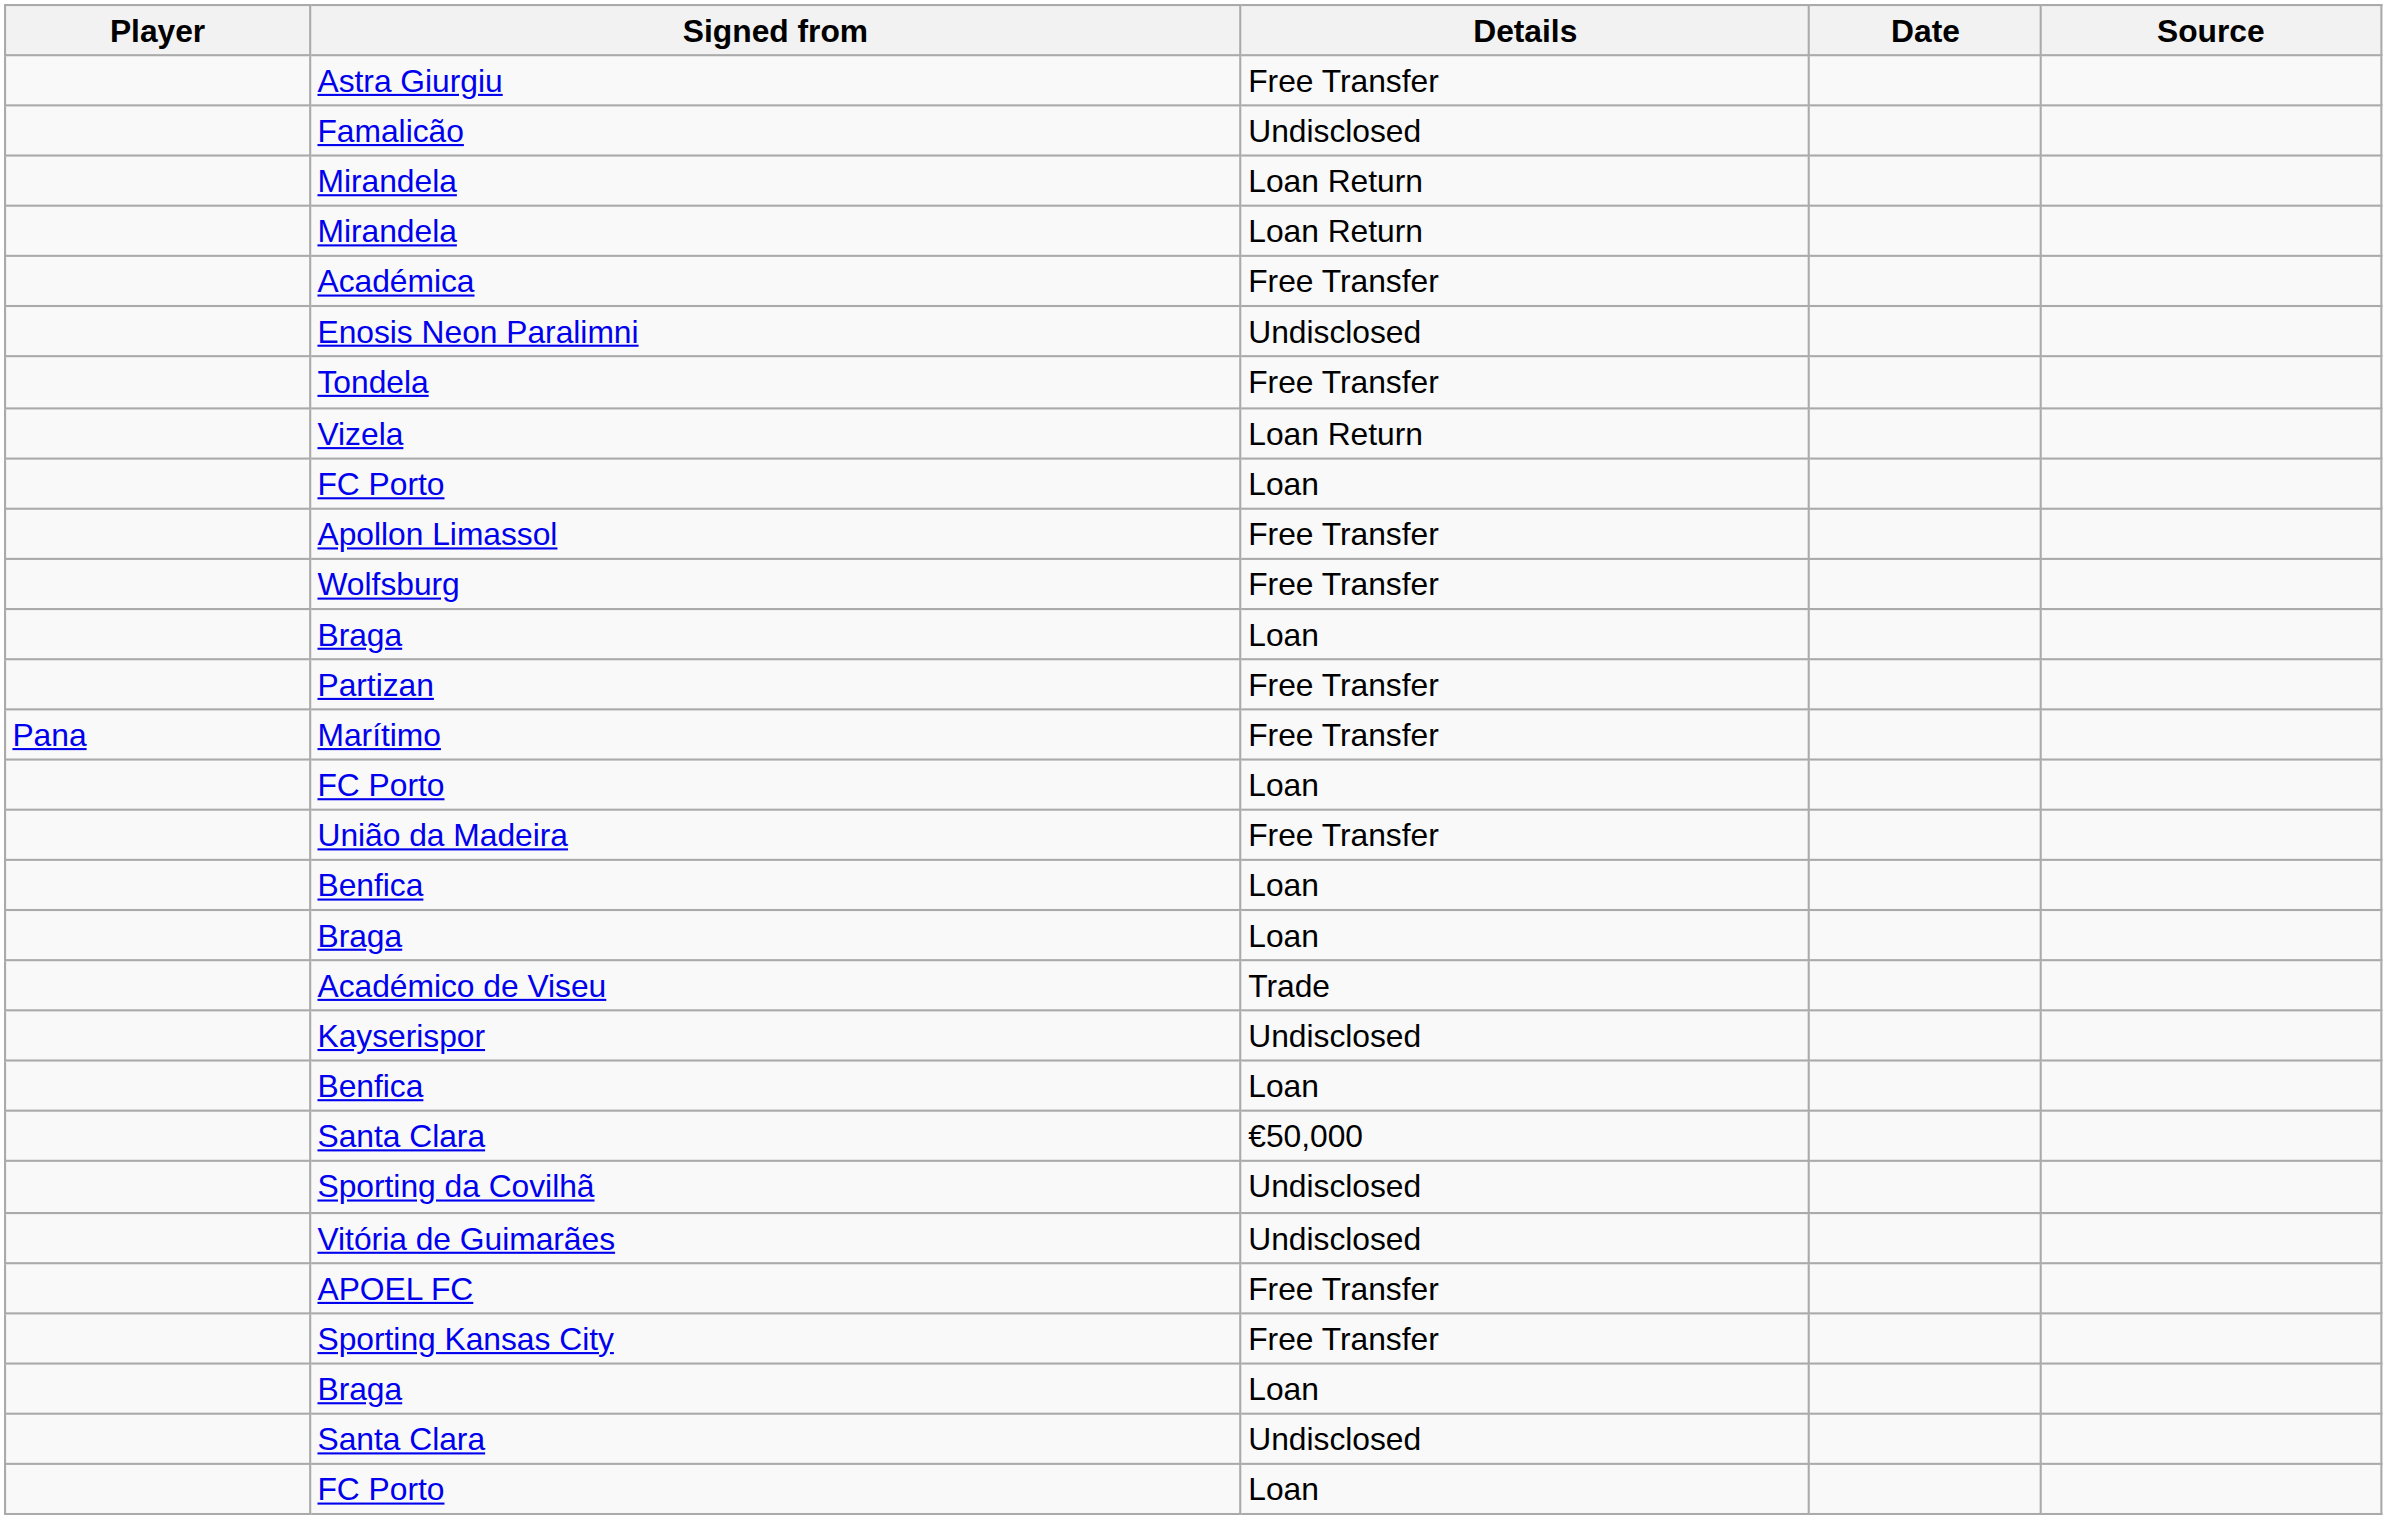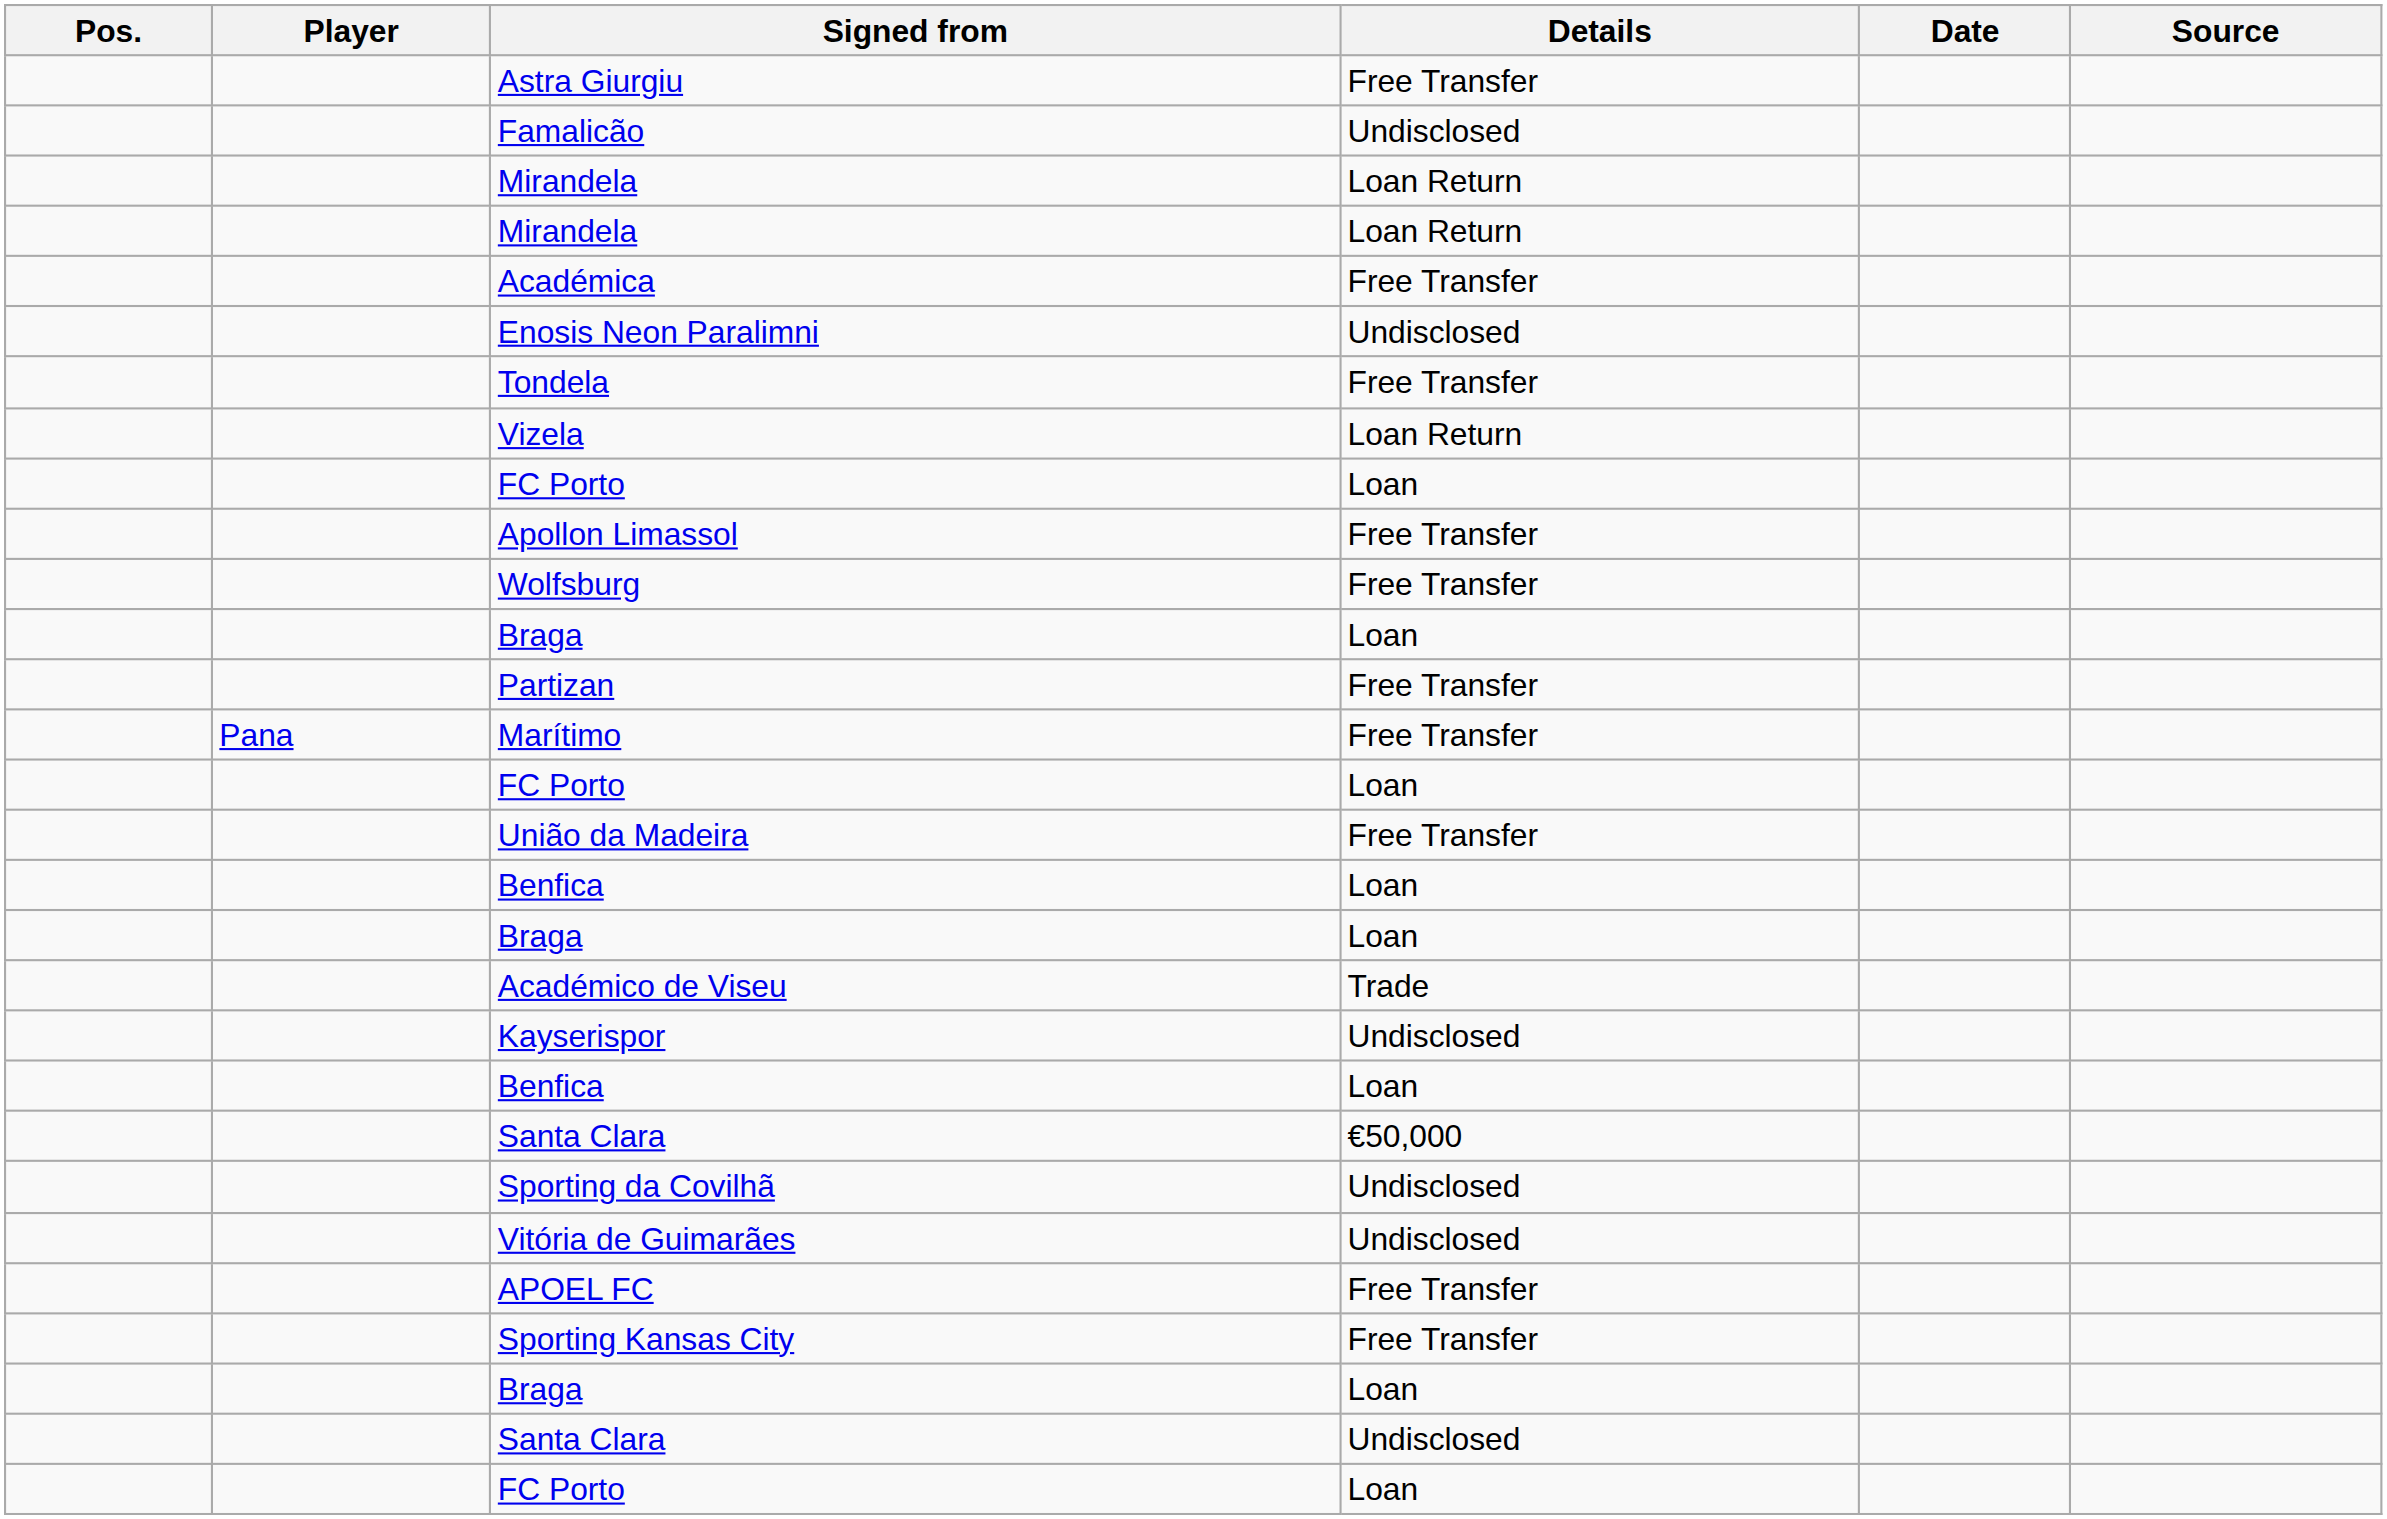+ column: (109, 30)
